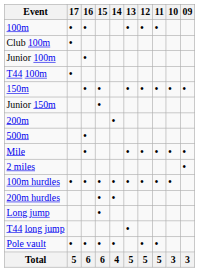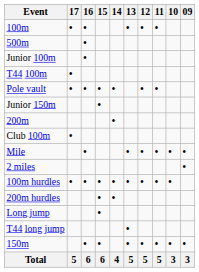rows swapped: (28, 43) <-> (18, 136)
rows swapped: (18, 89) <-> (26, 244)
